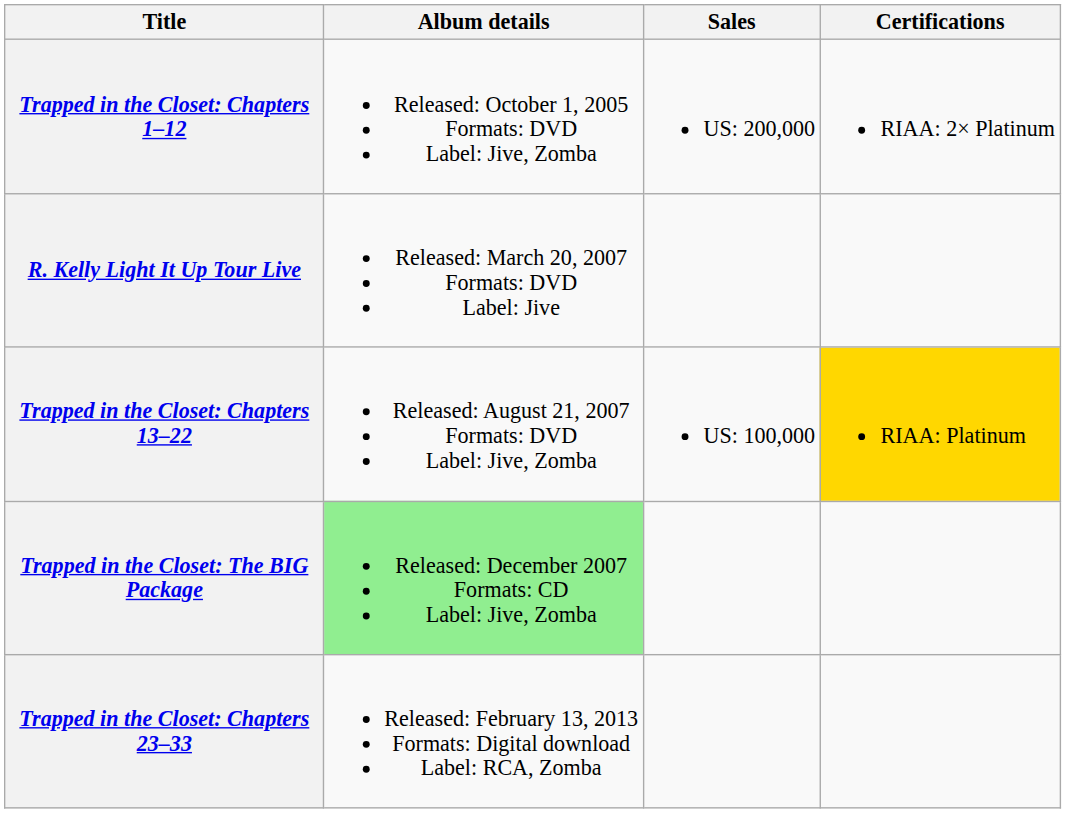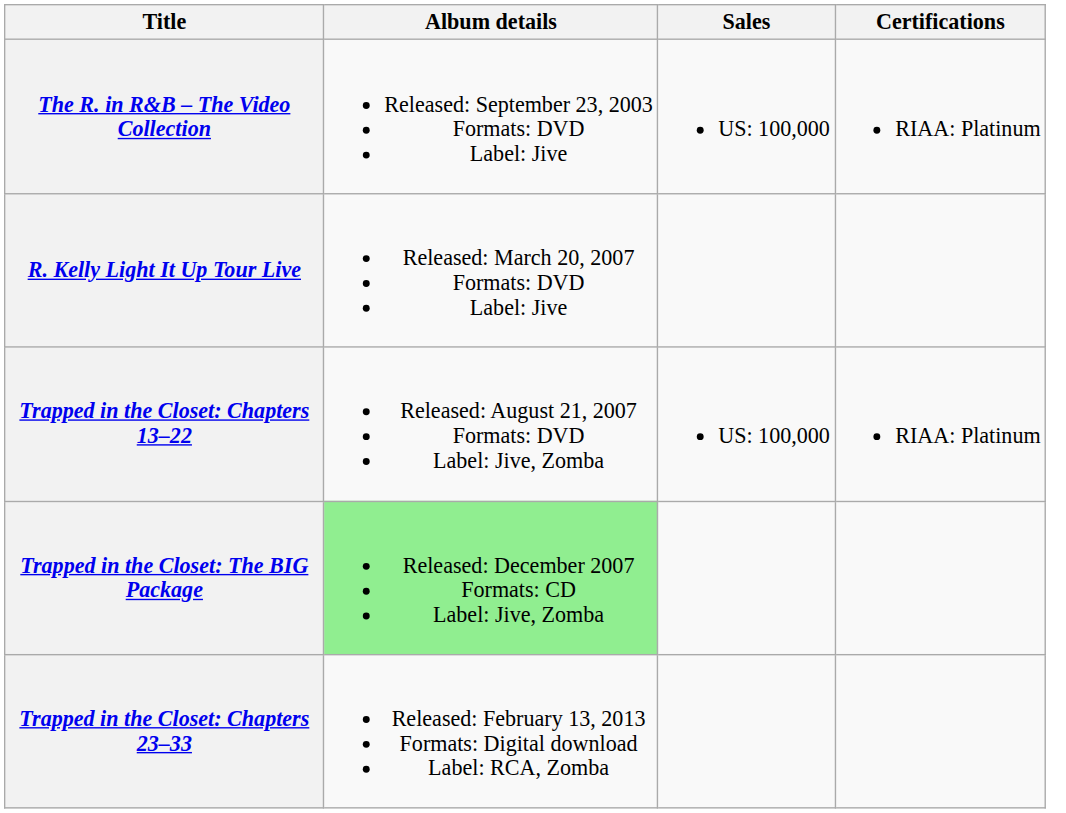+ row: (164, 116)
- row: (164, 116)
(940, 436) gold background -> (940, 436) no background
